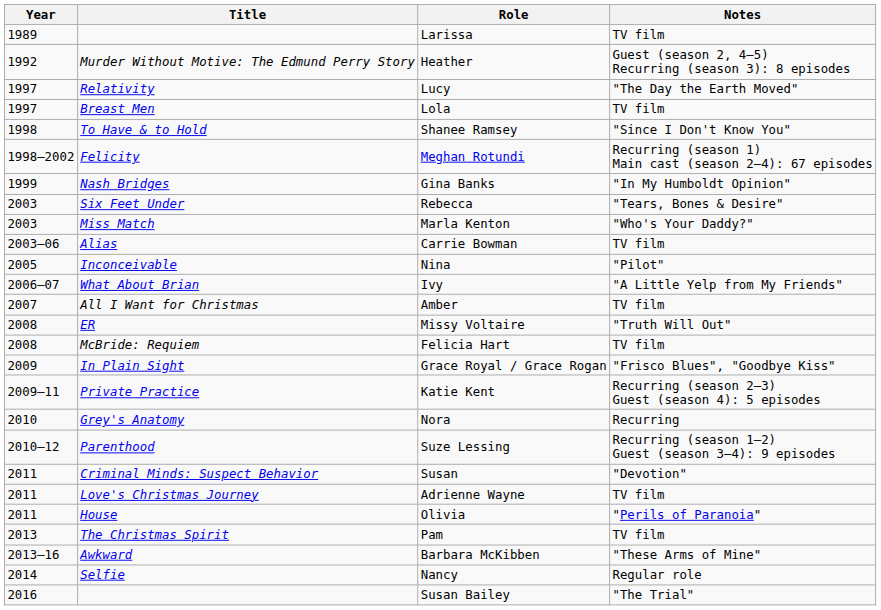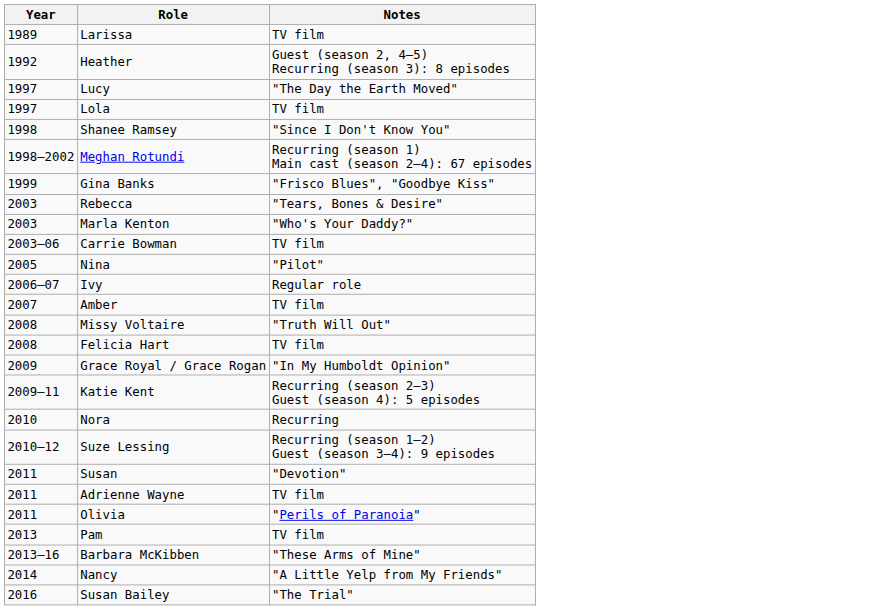- column: (248, 15)
(702, 184) "In My Humboldt Opinion" -> (384, 184) "Frisco Blues", "Goodbye Kiss"
(728, 285) "A Little Yelp from My Friends" -> (317, 285) Regular role
(724, 365) "Frisco Blues", "Goodbye Kiss" -> (361, 365) "In My Humboldt Opinion"
(657, 575) Regular role -> (387, 575) "A Little Yelp from My Friends"
